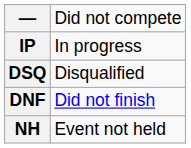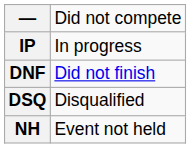rows swapped: (27, 101) <-> (27, 73)
